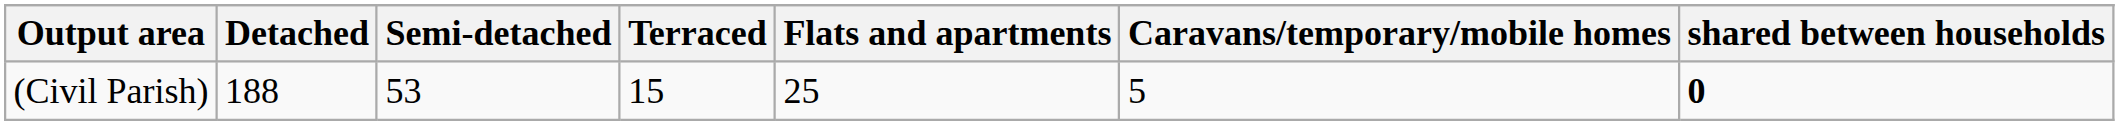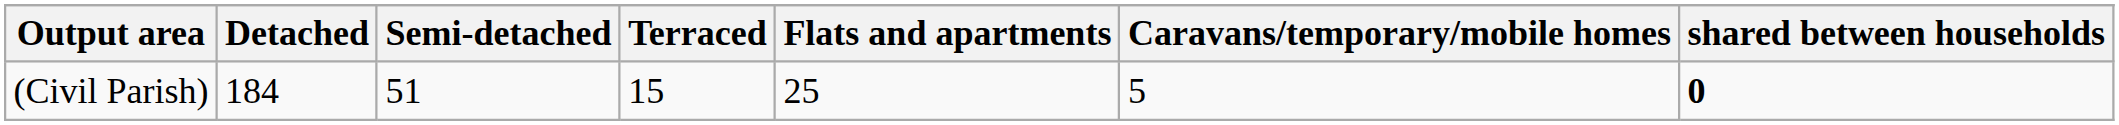(252, 90) 188 -> (252, 90) 184
(404, 90) 53 -> (404, 90) 51
